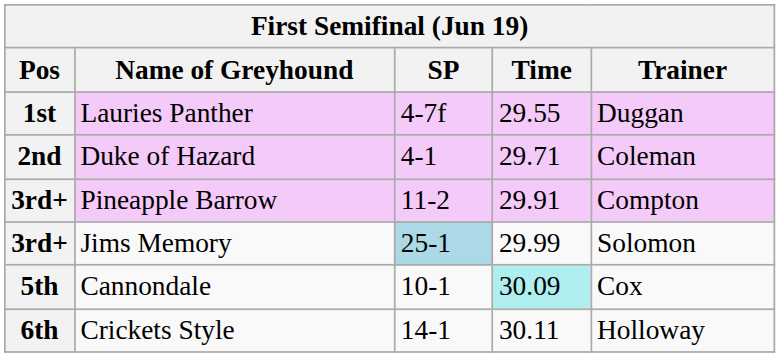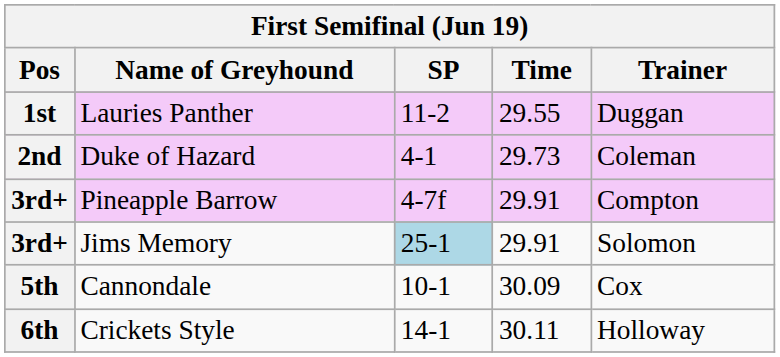(424, 112) 4-7f -> (425, 112) 11-2
(530, 156) 29.71 -> (530, 156) 29.73
(425, 199) 11-2 -> (424, 199) 4-7f
(530, 243) 29.99 -> (530, 243) 29.91
(530, 286) paleturquoise background -> (530, 286) no background
